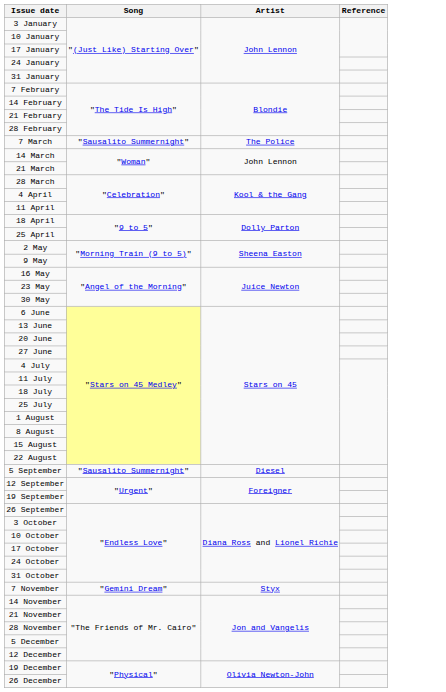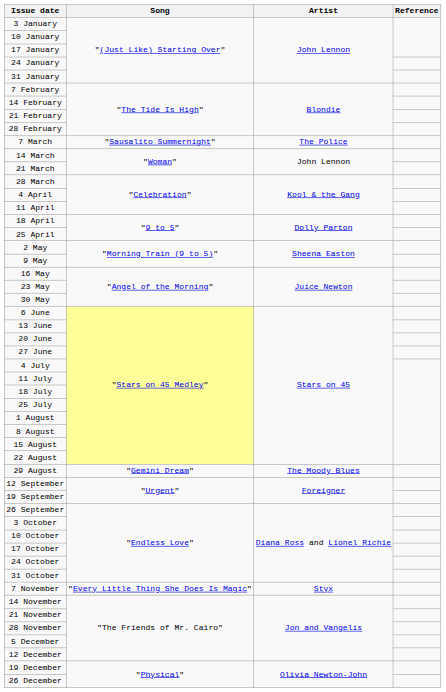+ row: (35, 471)
- row: (35, 471)
(133, 589) "Gemini Dream" -> (160, 589) "Every Little Thing She Does Is Magic"
